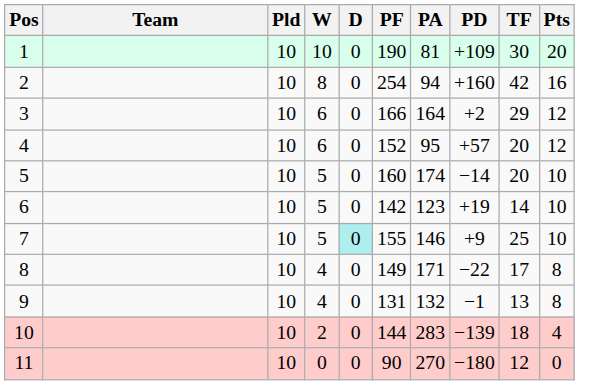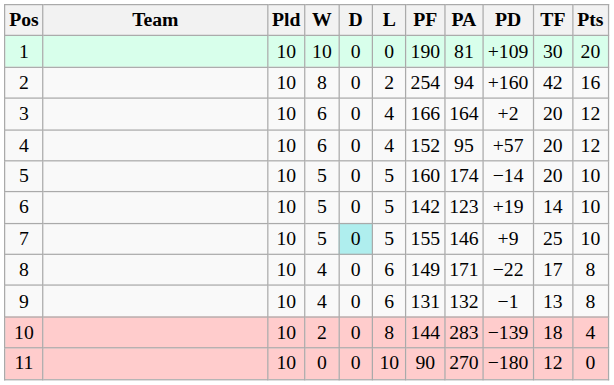+ column: (389, 20)
(519, 113) 29 -> (553, 113) 20
